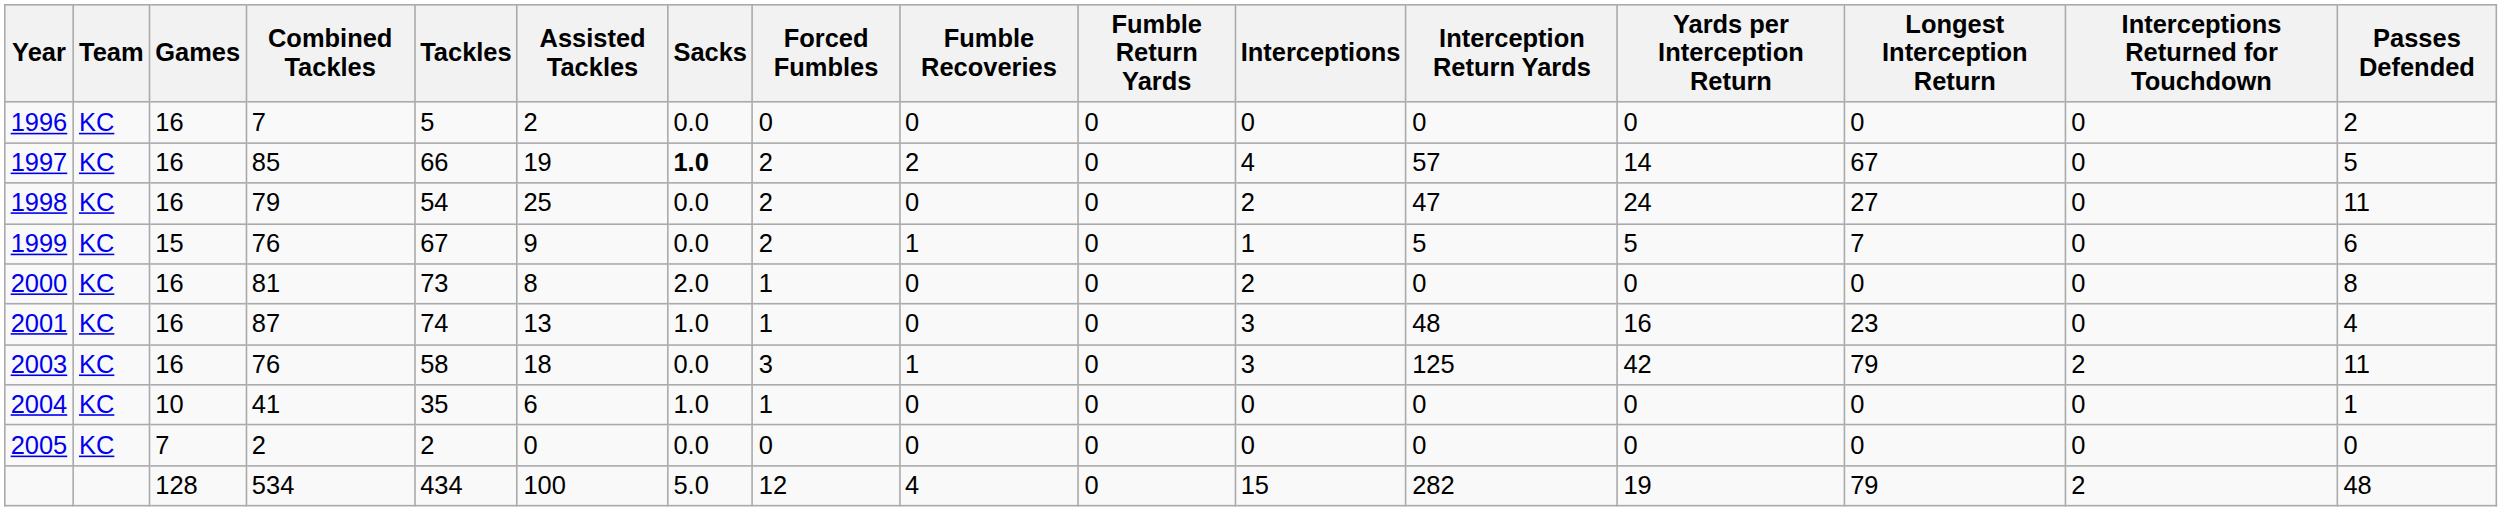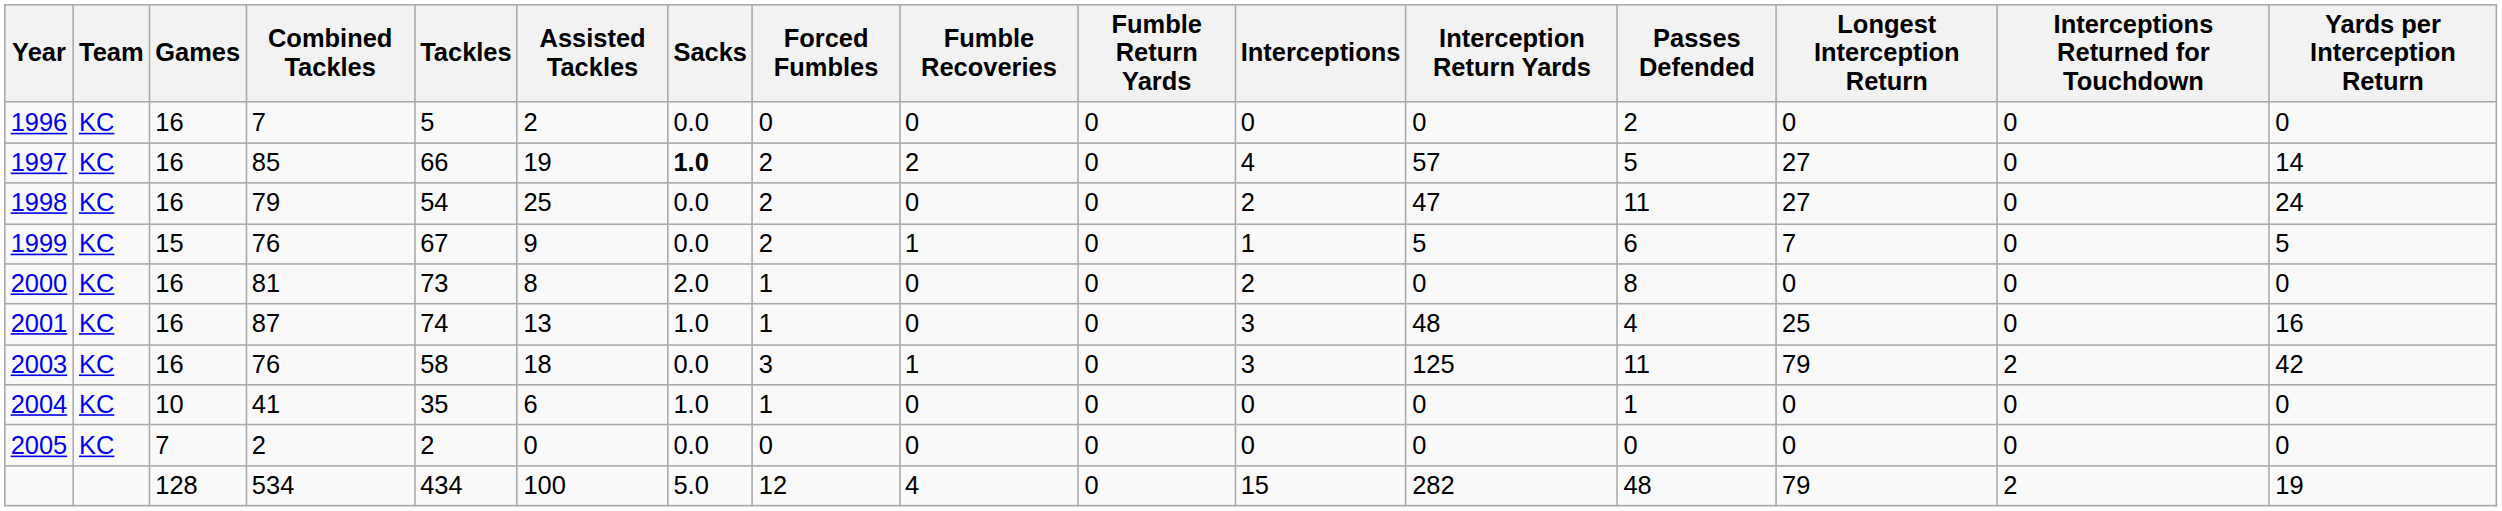columns swapped: (1731, 53) <-> (2417, 53)
(1864, 162) 67 -> (1796, 162) 27
(1864, 323) 23 -> (1796, 323) 25
